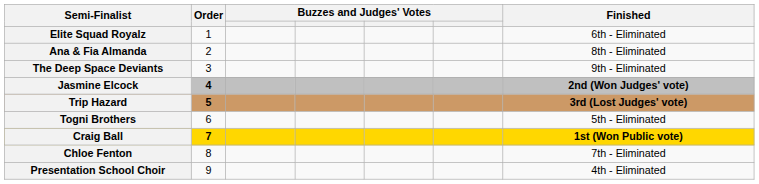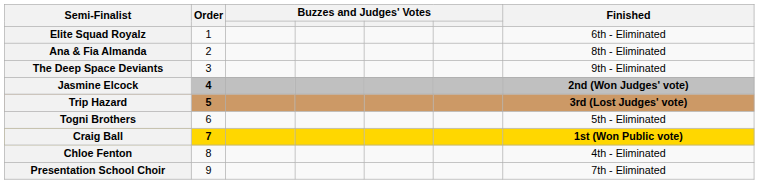(628, 153) 7th - Eliminated -> (628, 153) 4th - Eliminated
(628, 170) 4th - Eliminated -> (628, 170) 7th - Eliminated
